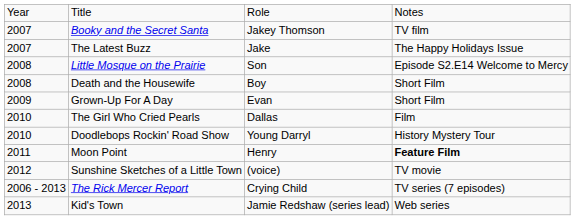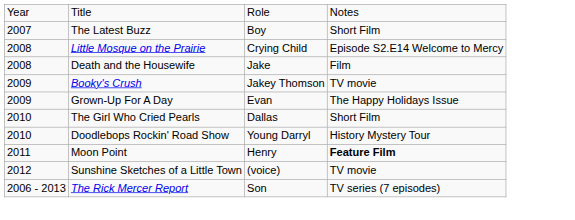- row: (140, 30)
(259, 48) Jake -> (257, 30) Boy
(459, 48) The Happy Holidays Issue -> (355, 30) Short Film
(257, 65) Son -> (277, 48) Crying Child
(257, 83) Boy -> (259, 65) Jake
(420, 83) Short Film -> (340, 65) Film
+ row: (106, 83)
(420, 100) Short Film -> (394, 100) The Happy Holidays Issue
(405, 118) Film -> (355, 118) Short Film
(277, 188) Crying Child -> (257, 188) Son
- row: (97, 205)
